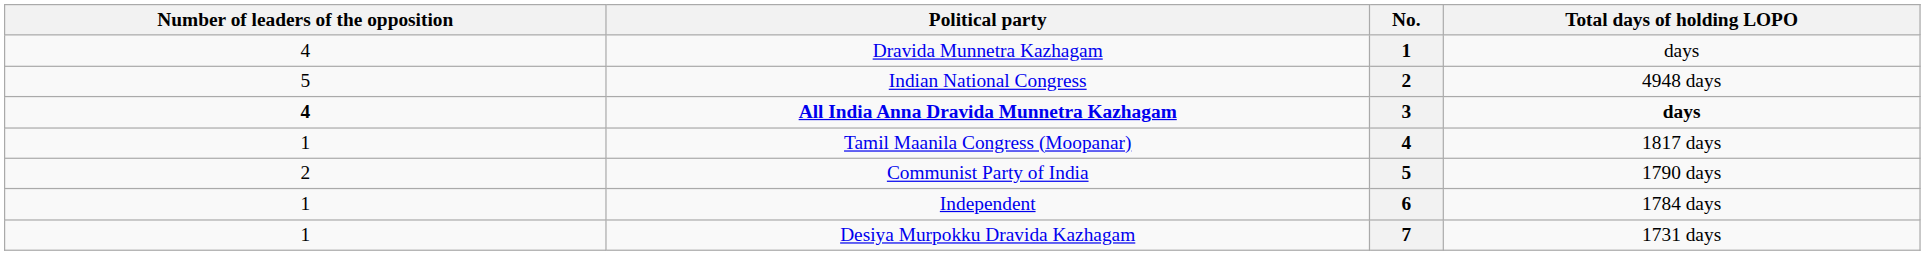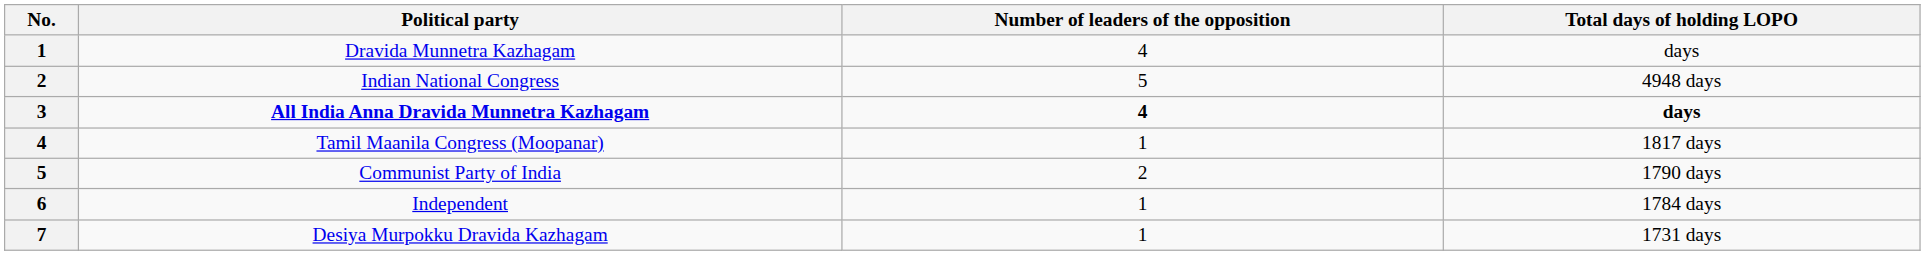columns swapped: (1406, 19) <-> (305, 19)
